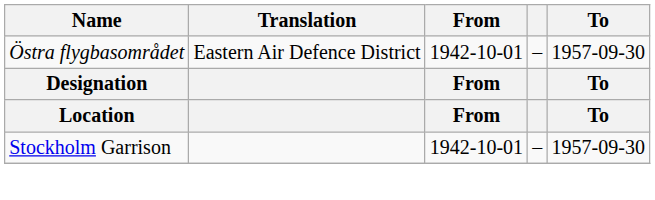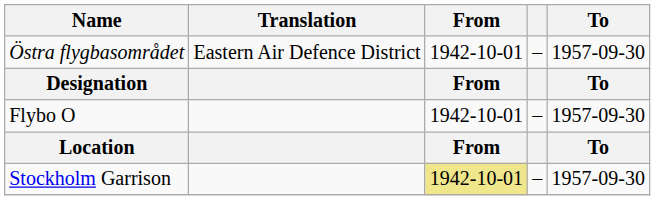+ row: (42, 115)
(476, 147) no background -> (476, 178) khaki background
